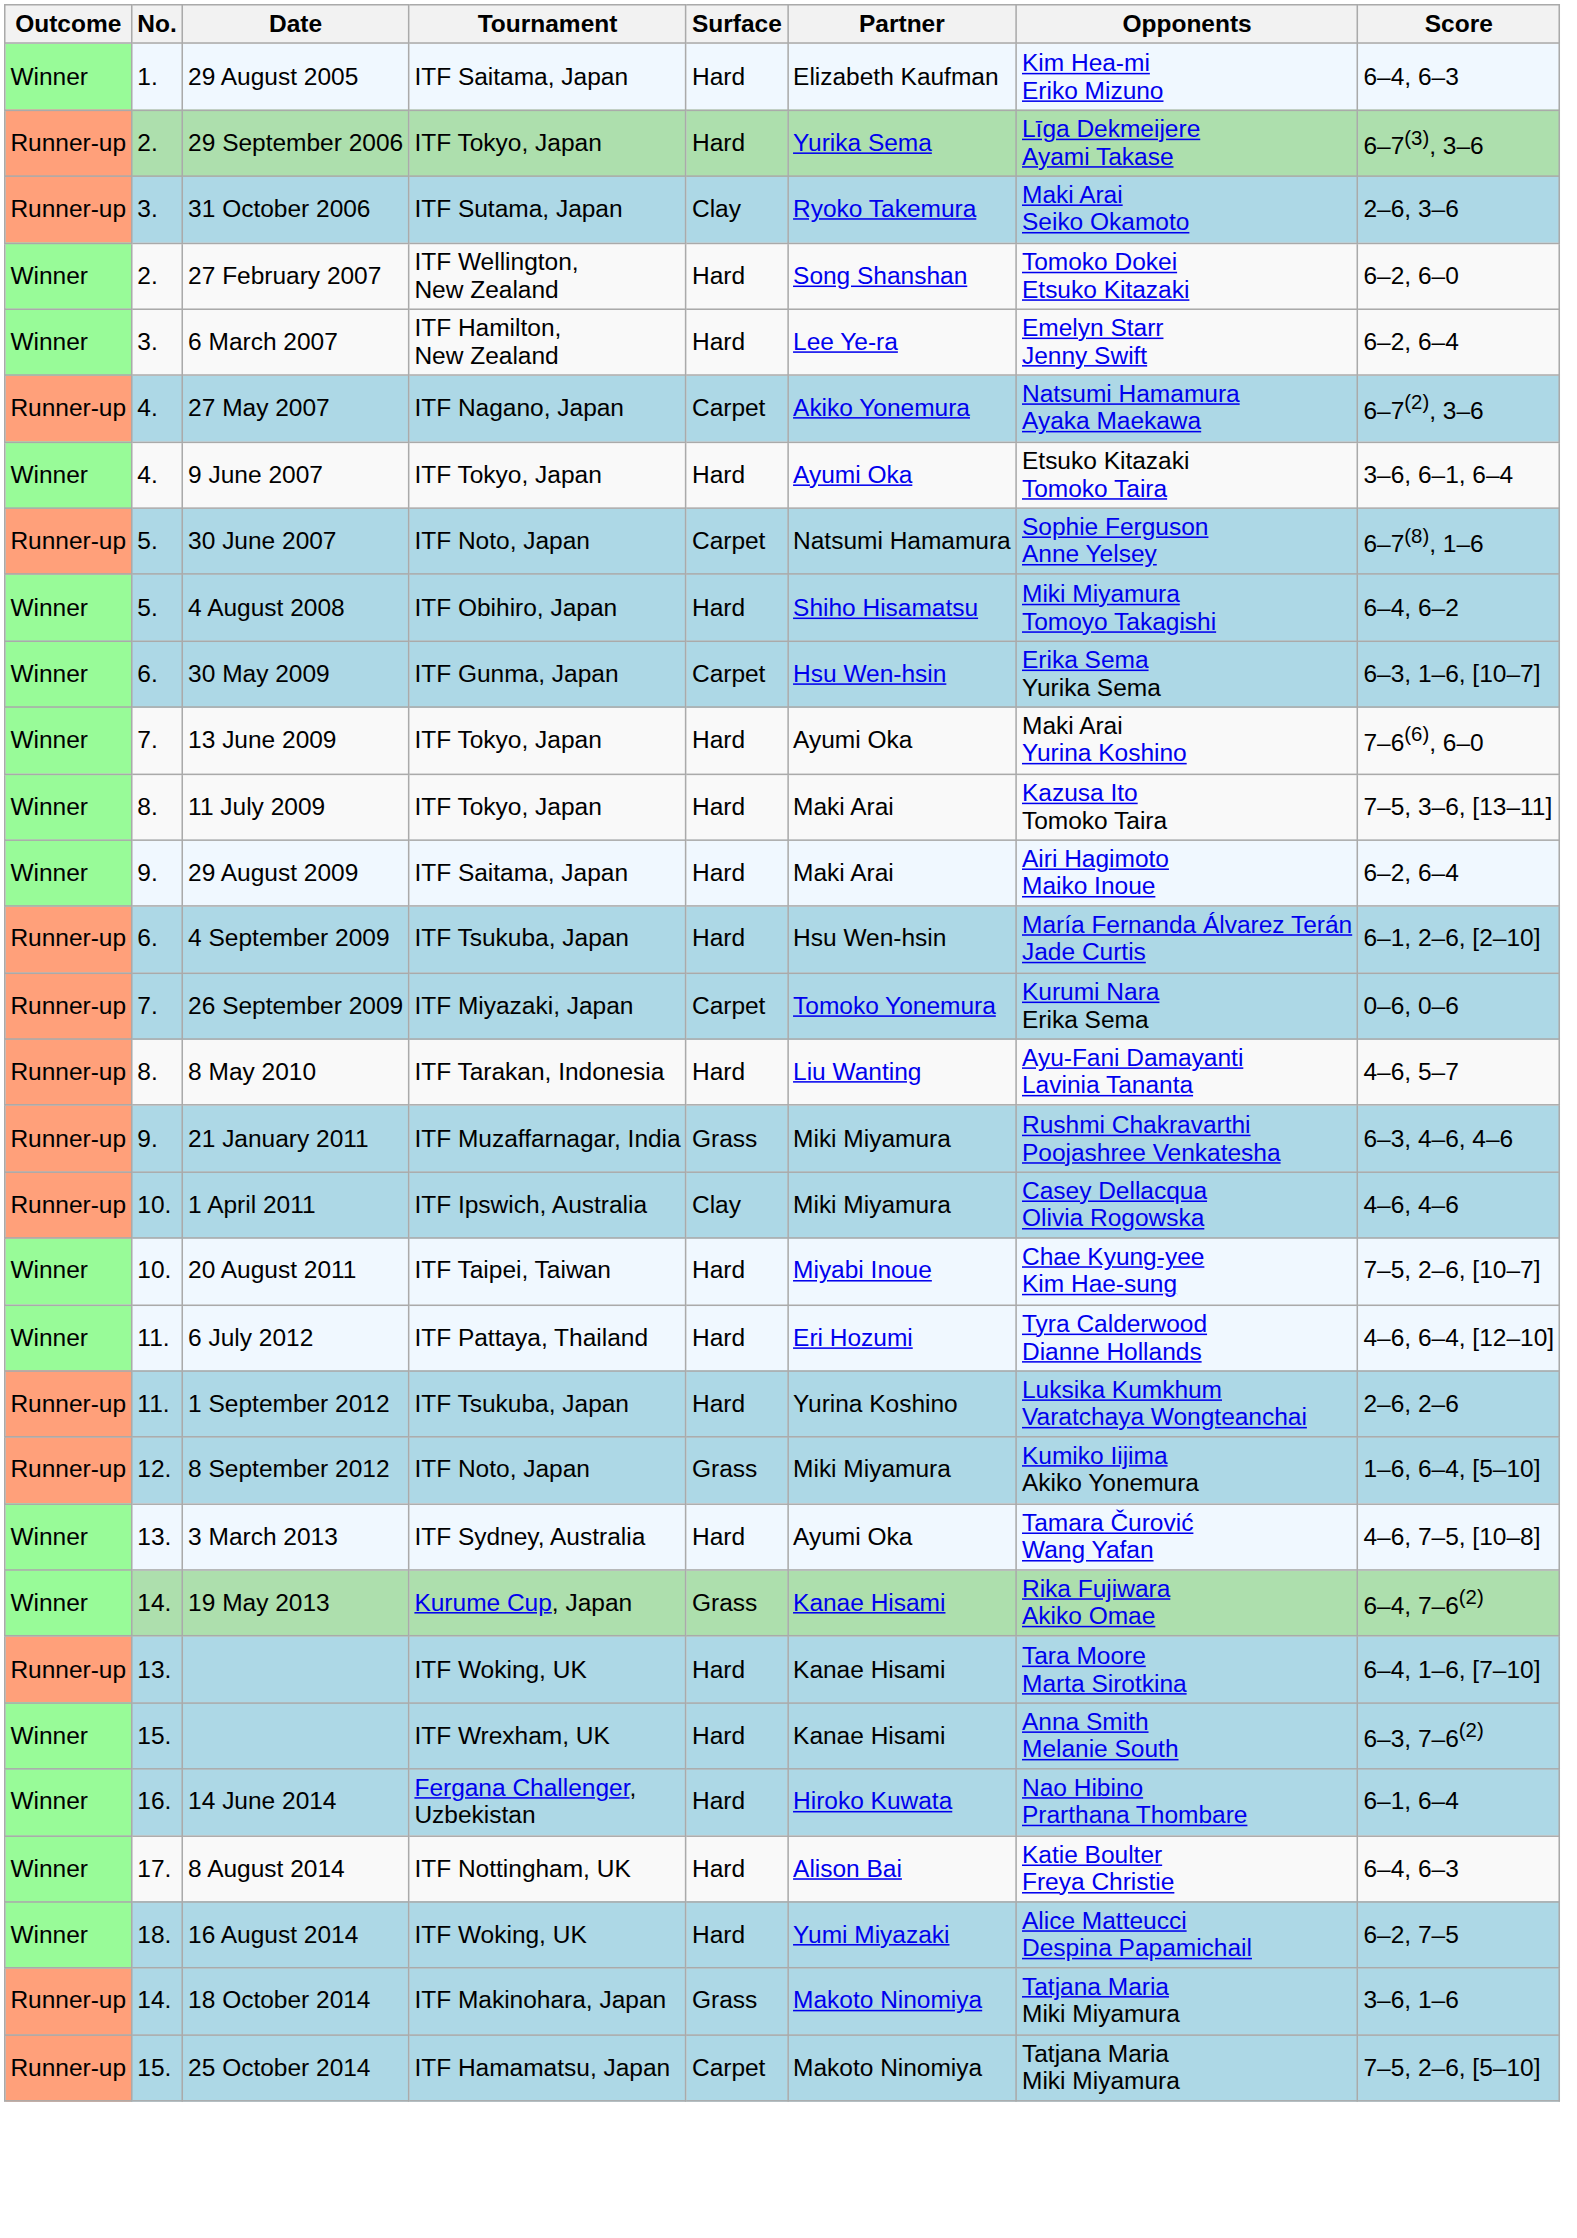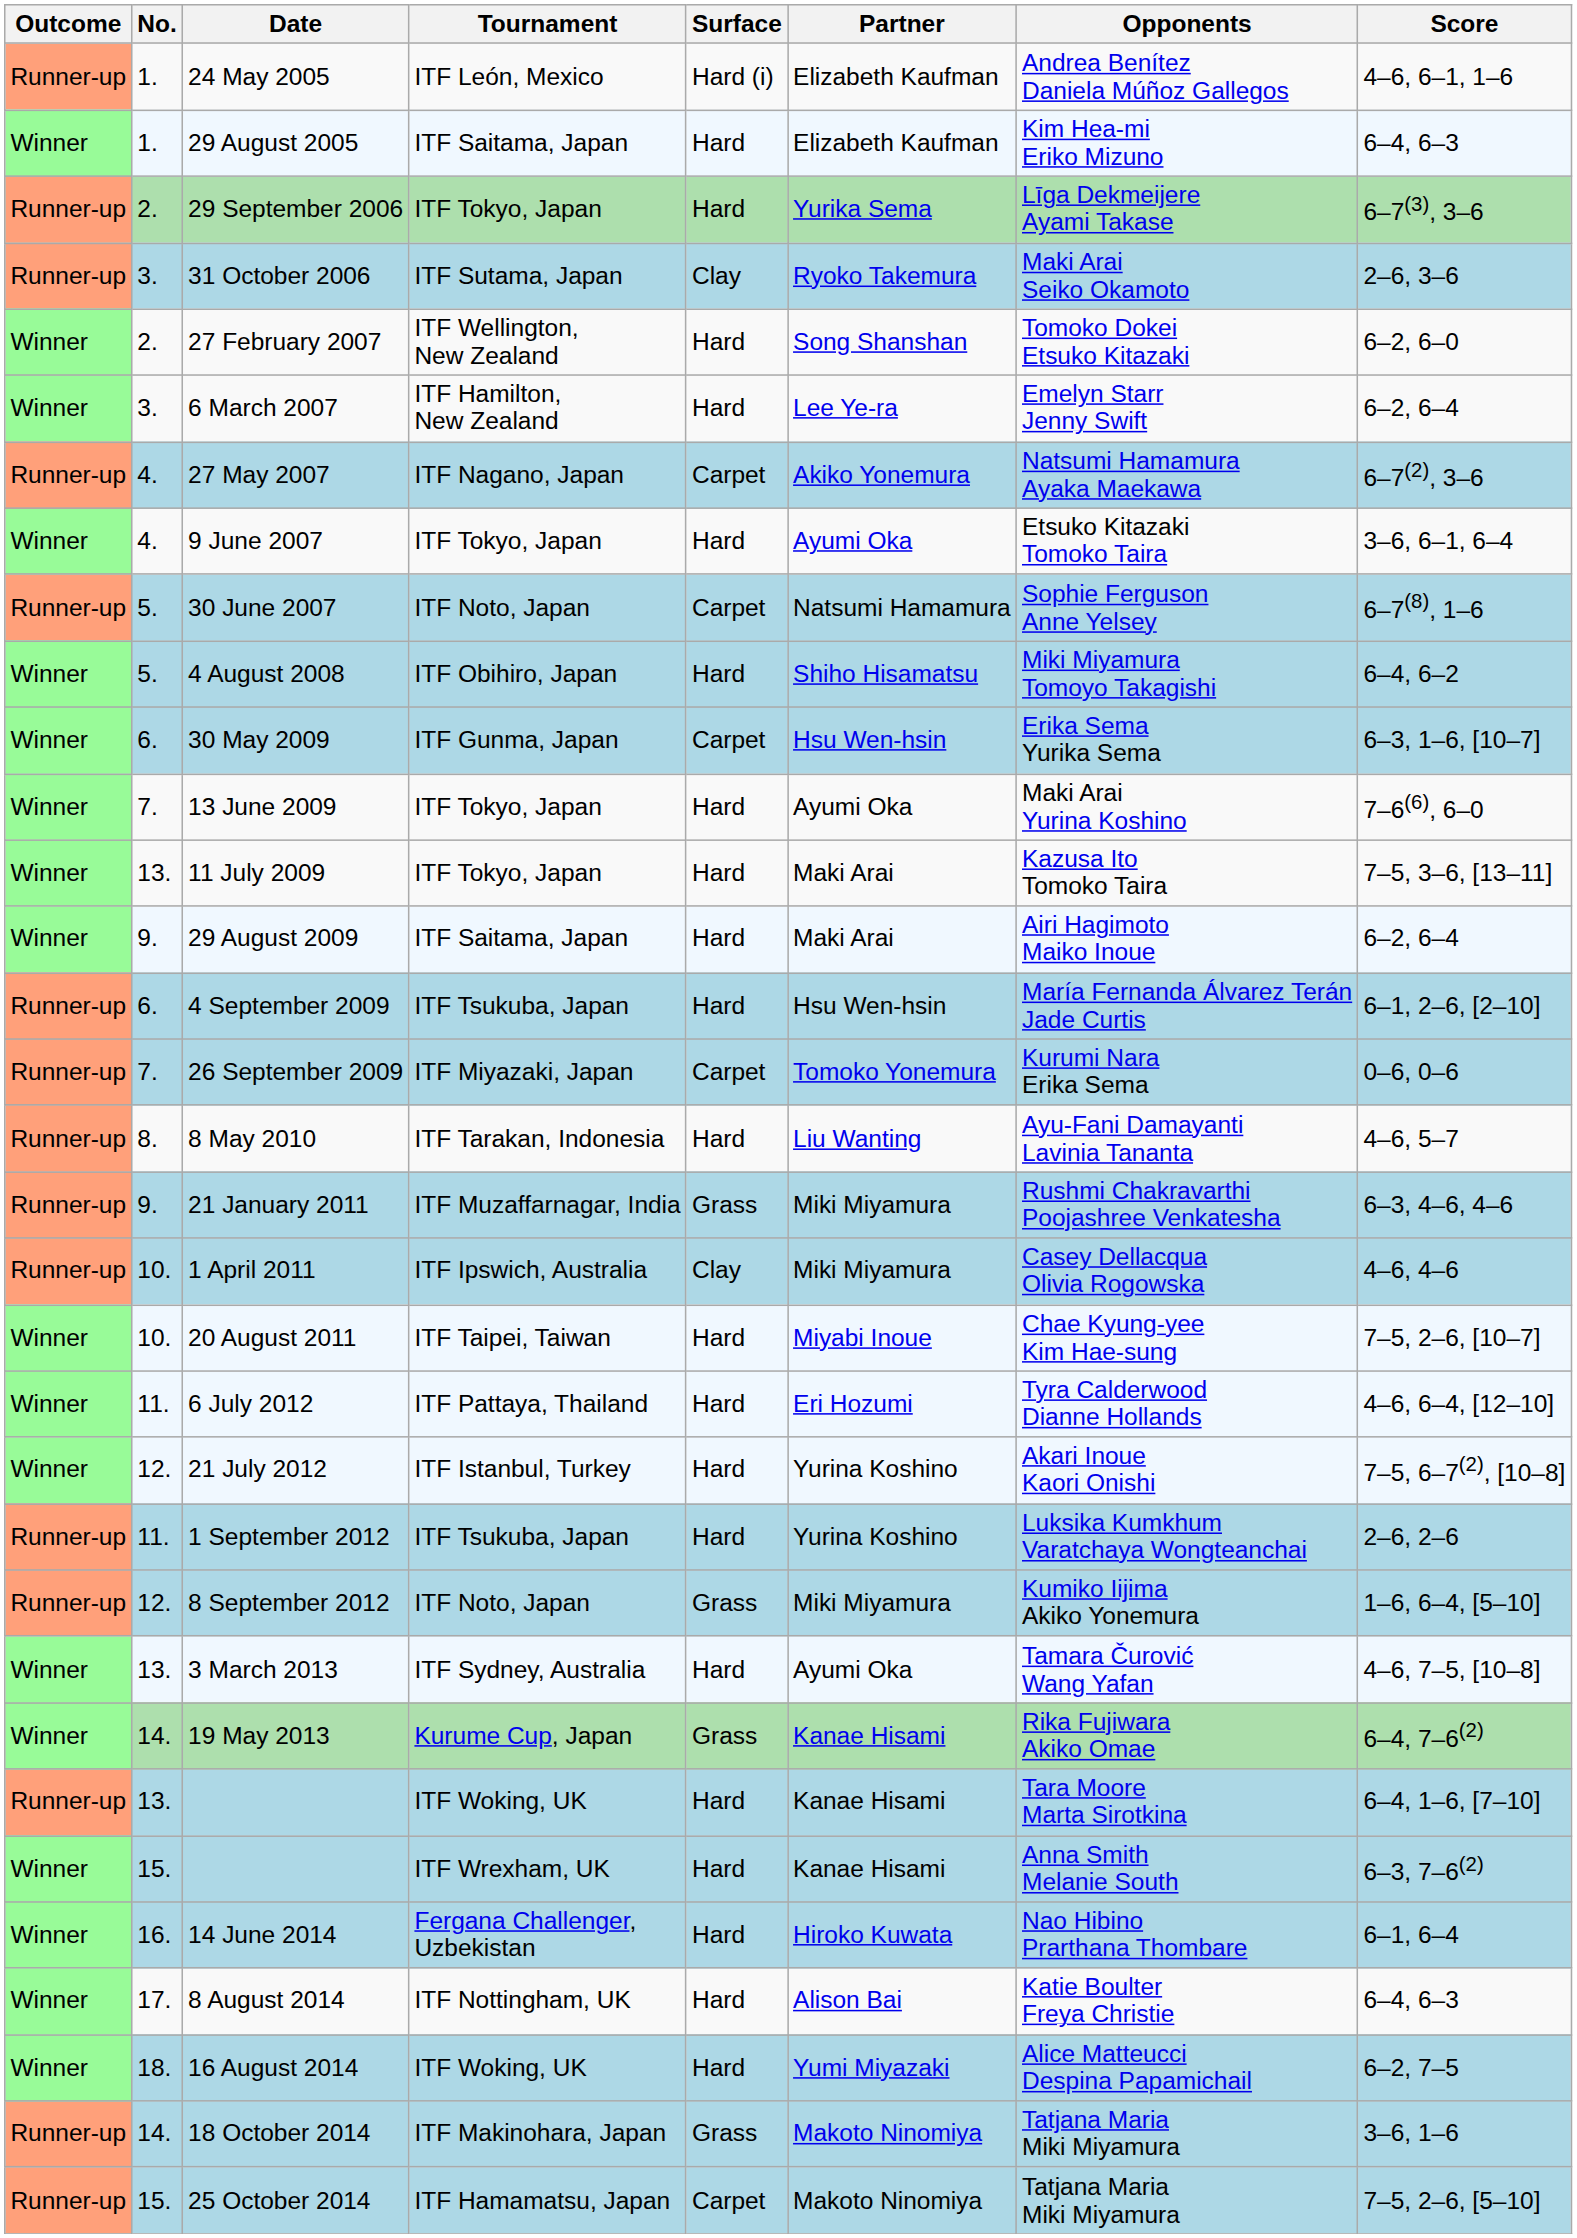+ row: (259, 76)
(148, 806) 8. -> (154, 872) 13.
+ row: (258, 1470)
